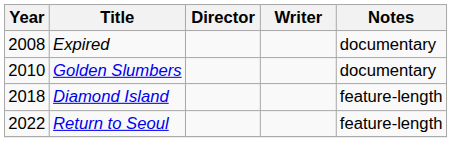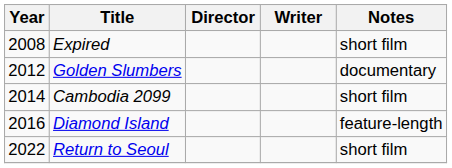(388, 44) documentary -> (374, 44) short film
(27, 70) 2010 -> (27, 70) 2012
+ row: (112, 96)
(27, 96) 2018 -> (27, 123) 2016
(391, 123) feature-length -> (374, 149) short film
